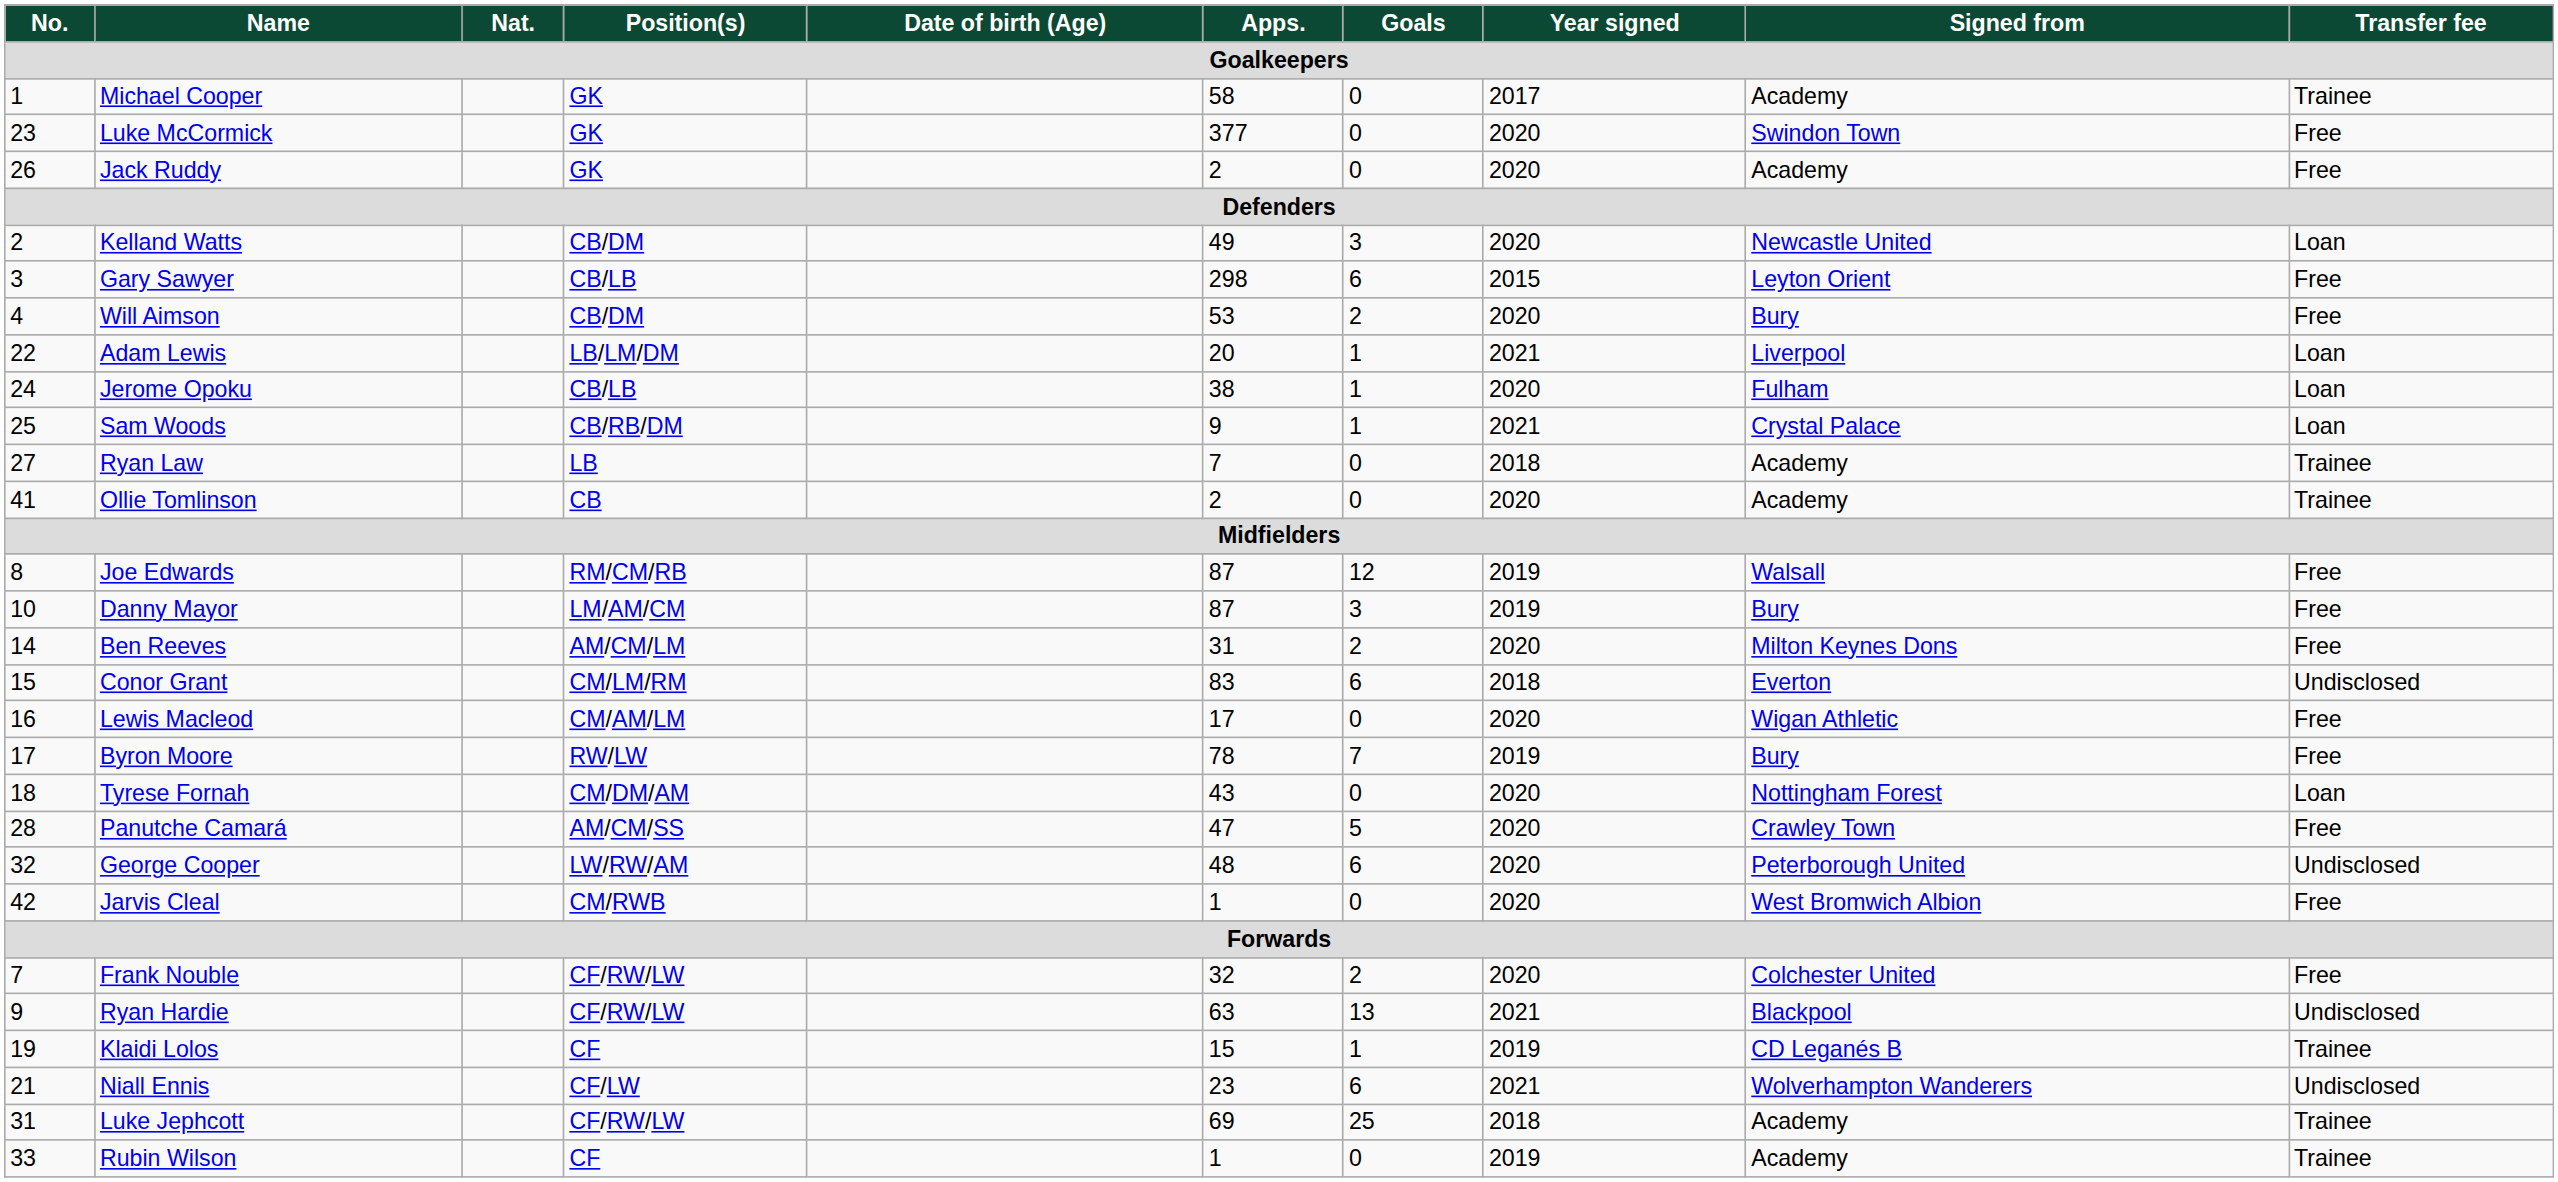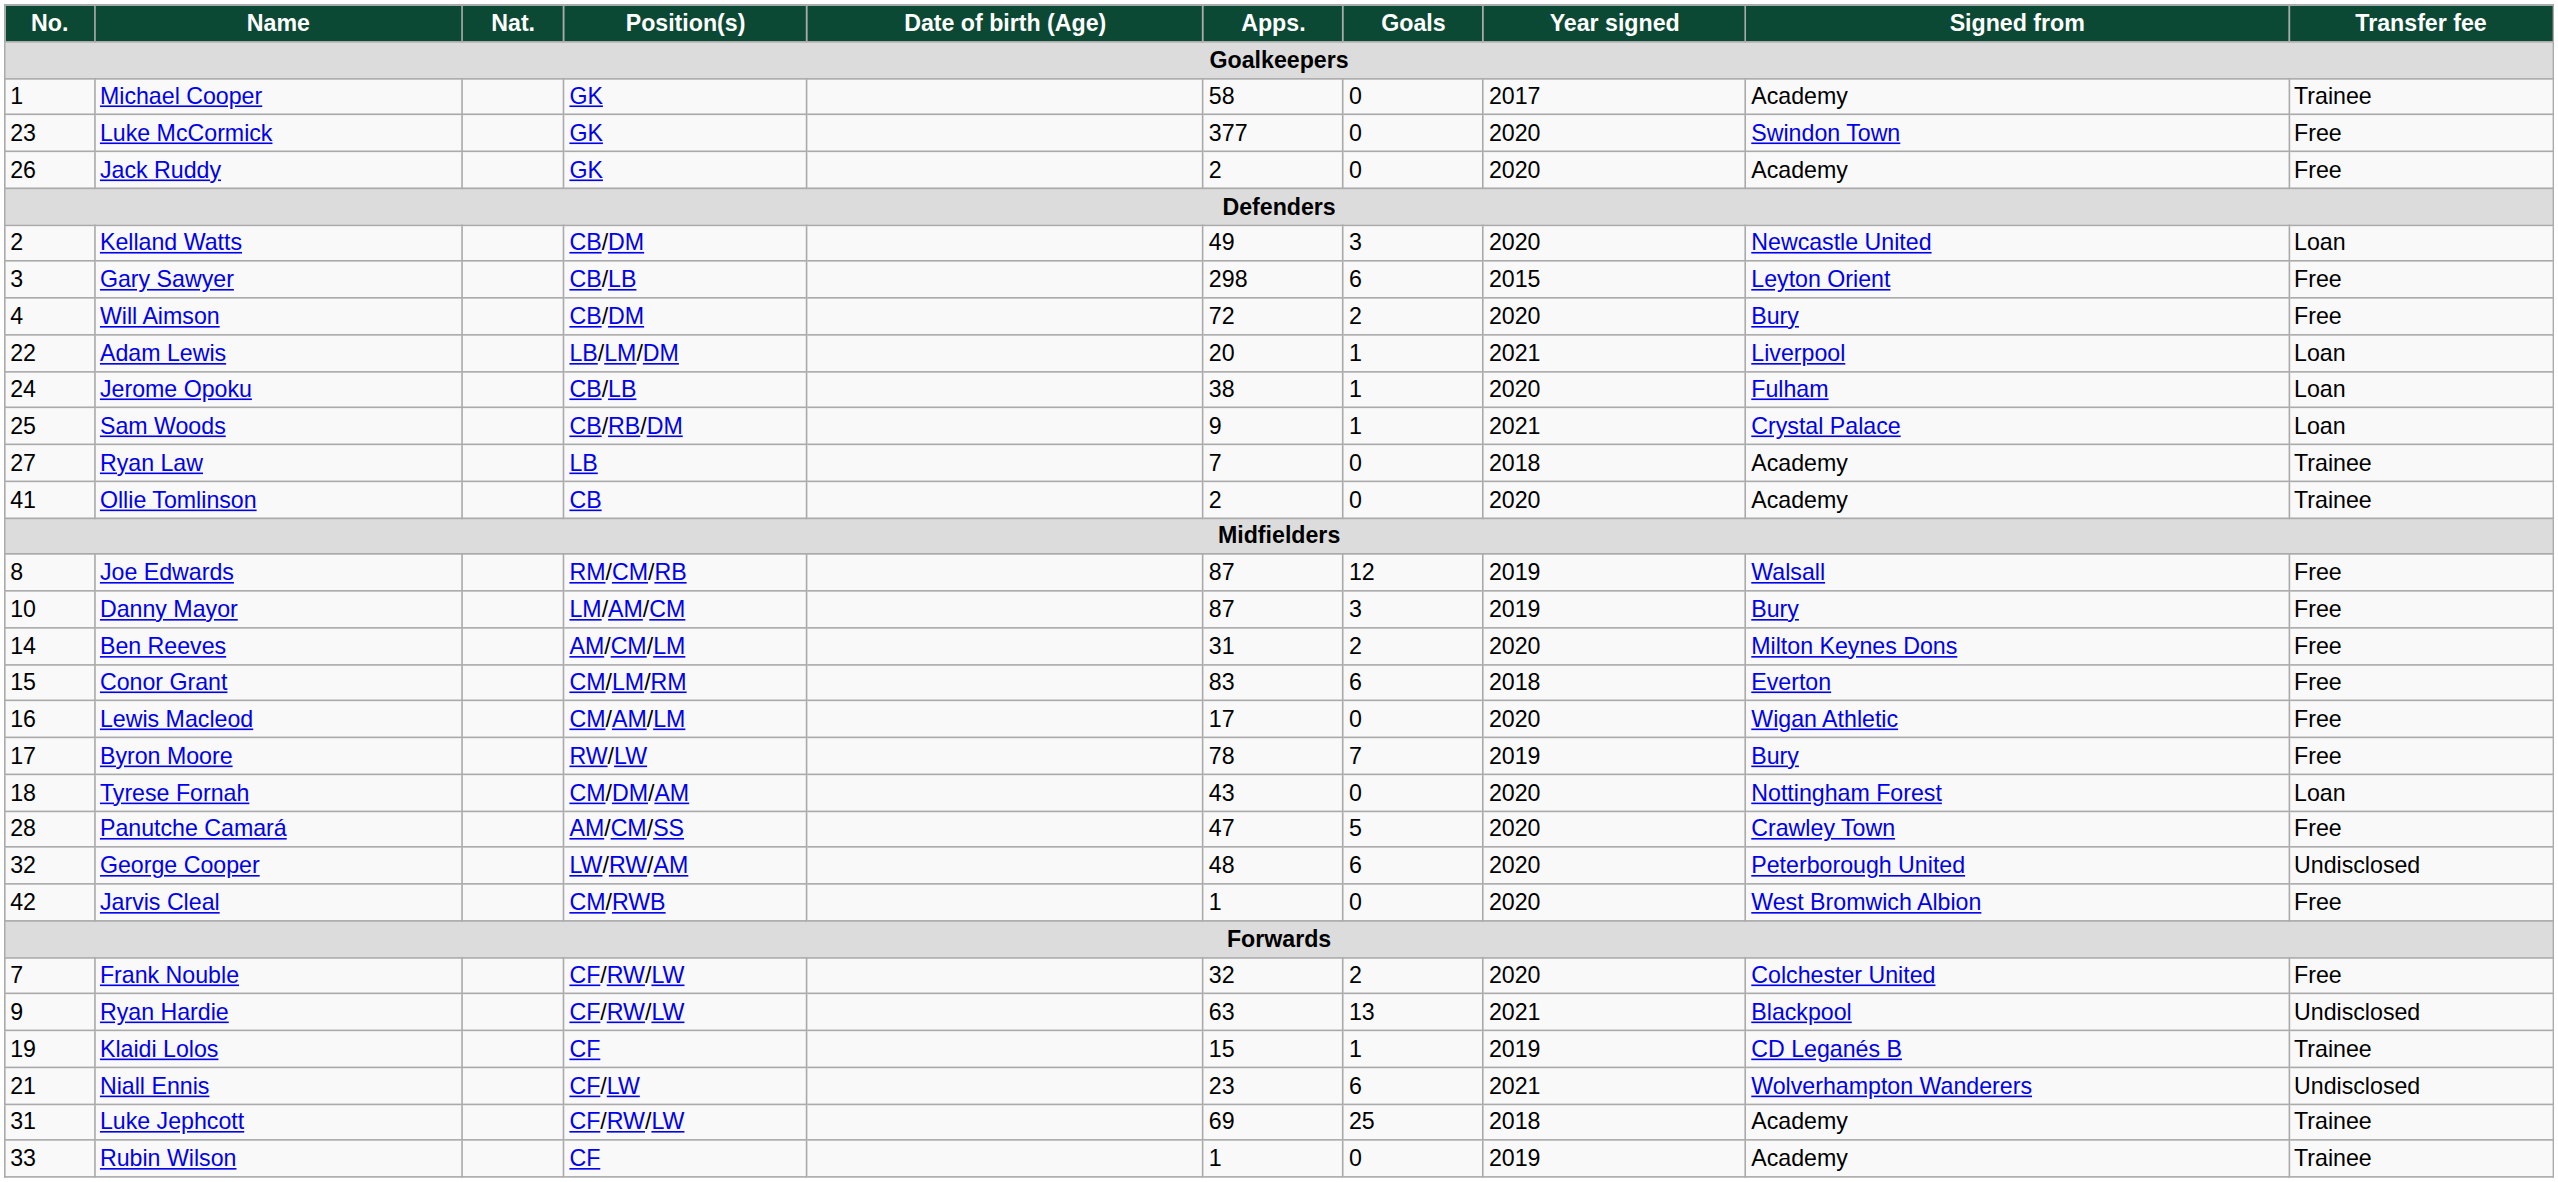(1222, 317) 53 -> (1222, 317) 72
(2357, 683) Undisclosed -> (2318, 683) Free
